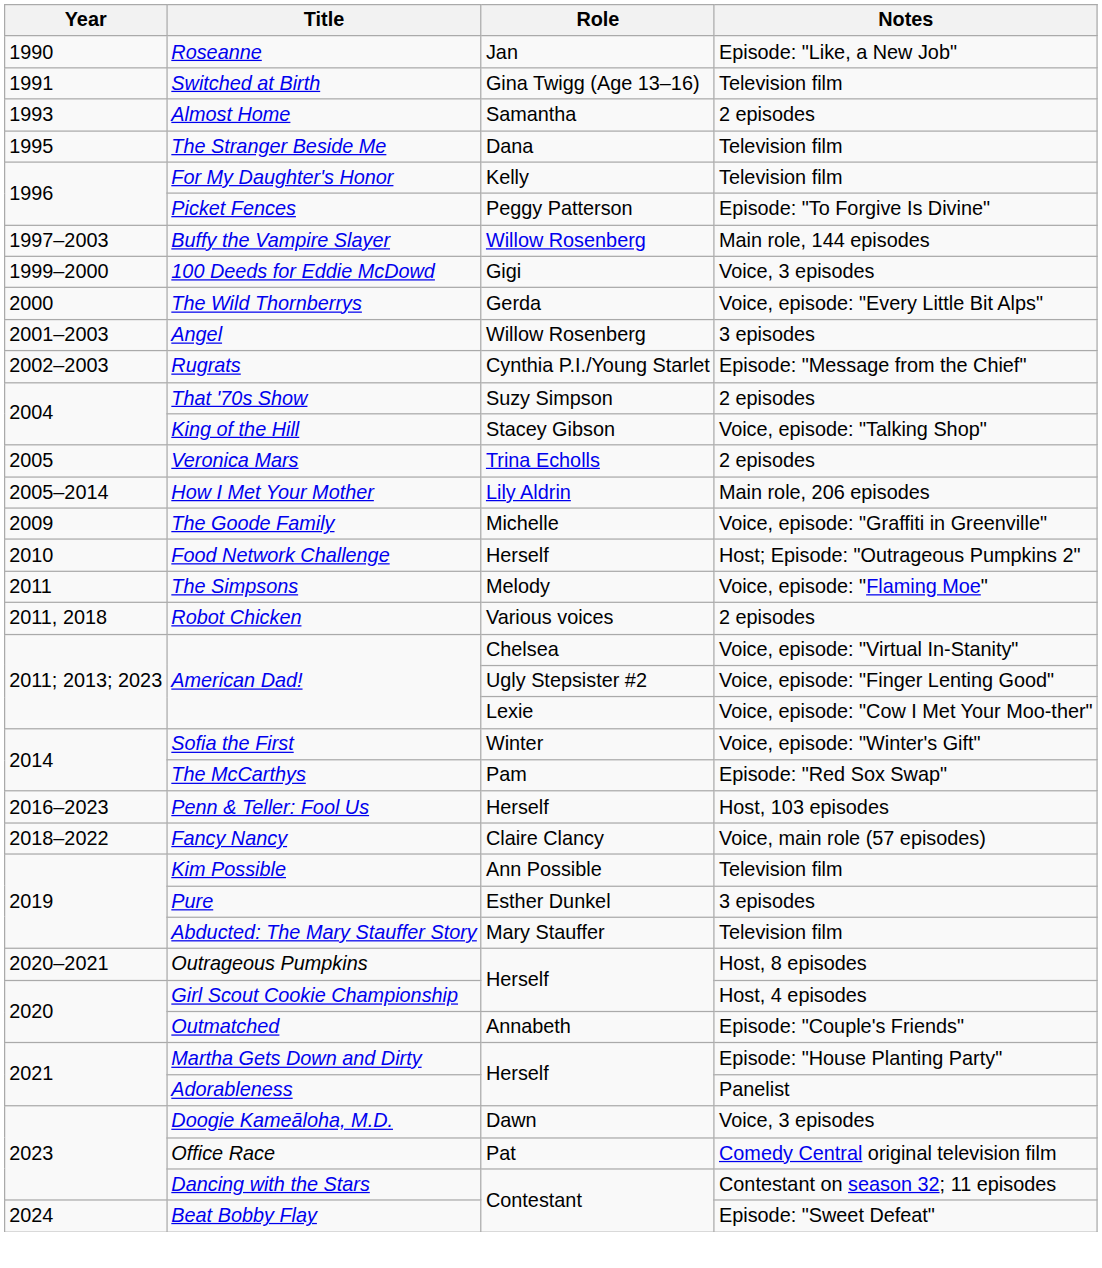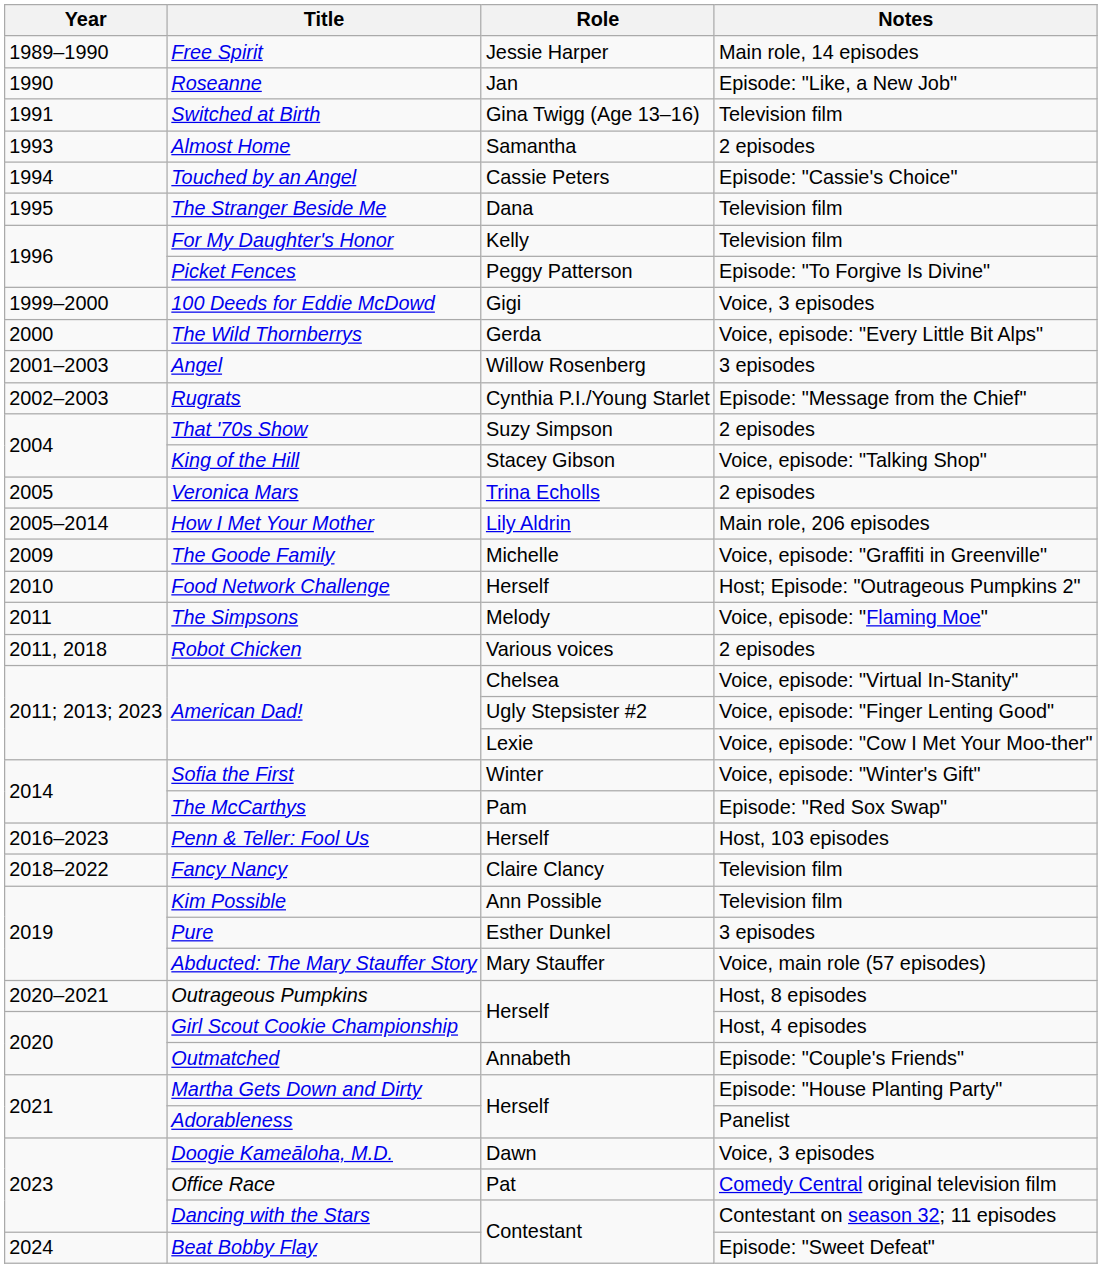+ row: (217, 51)
+ row: (264, 177)
- row: (281, 240)
(852, 838) Voice, main role (57 episodes) -> (781, 869) Television film
(781, 932) Television film -> (852, 964) Voice, main role (57 episodes)
